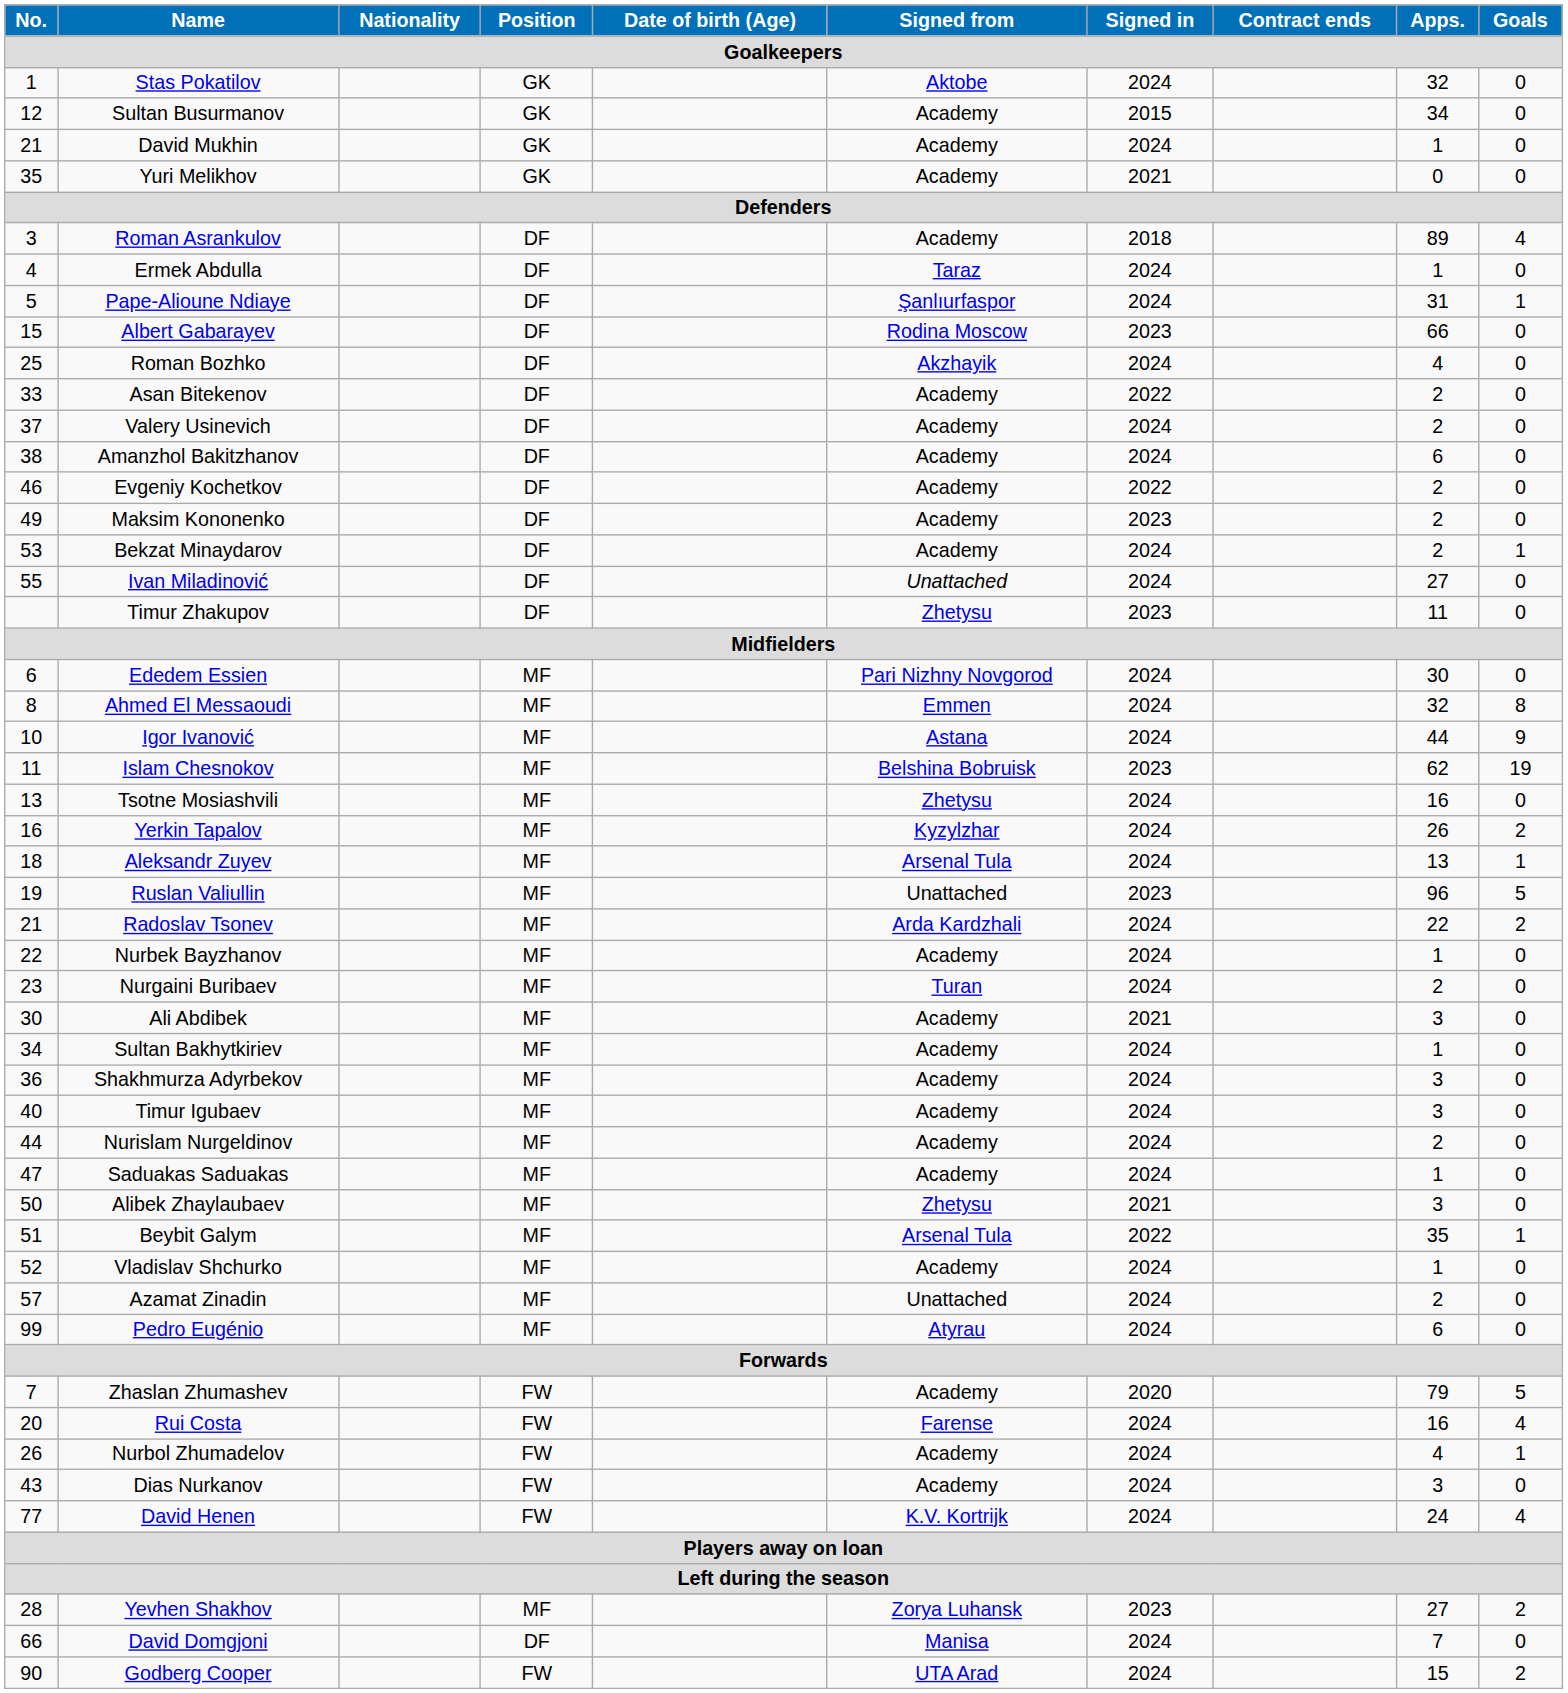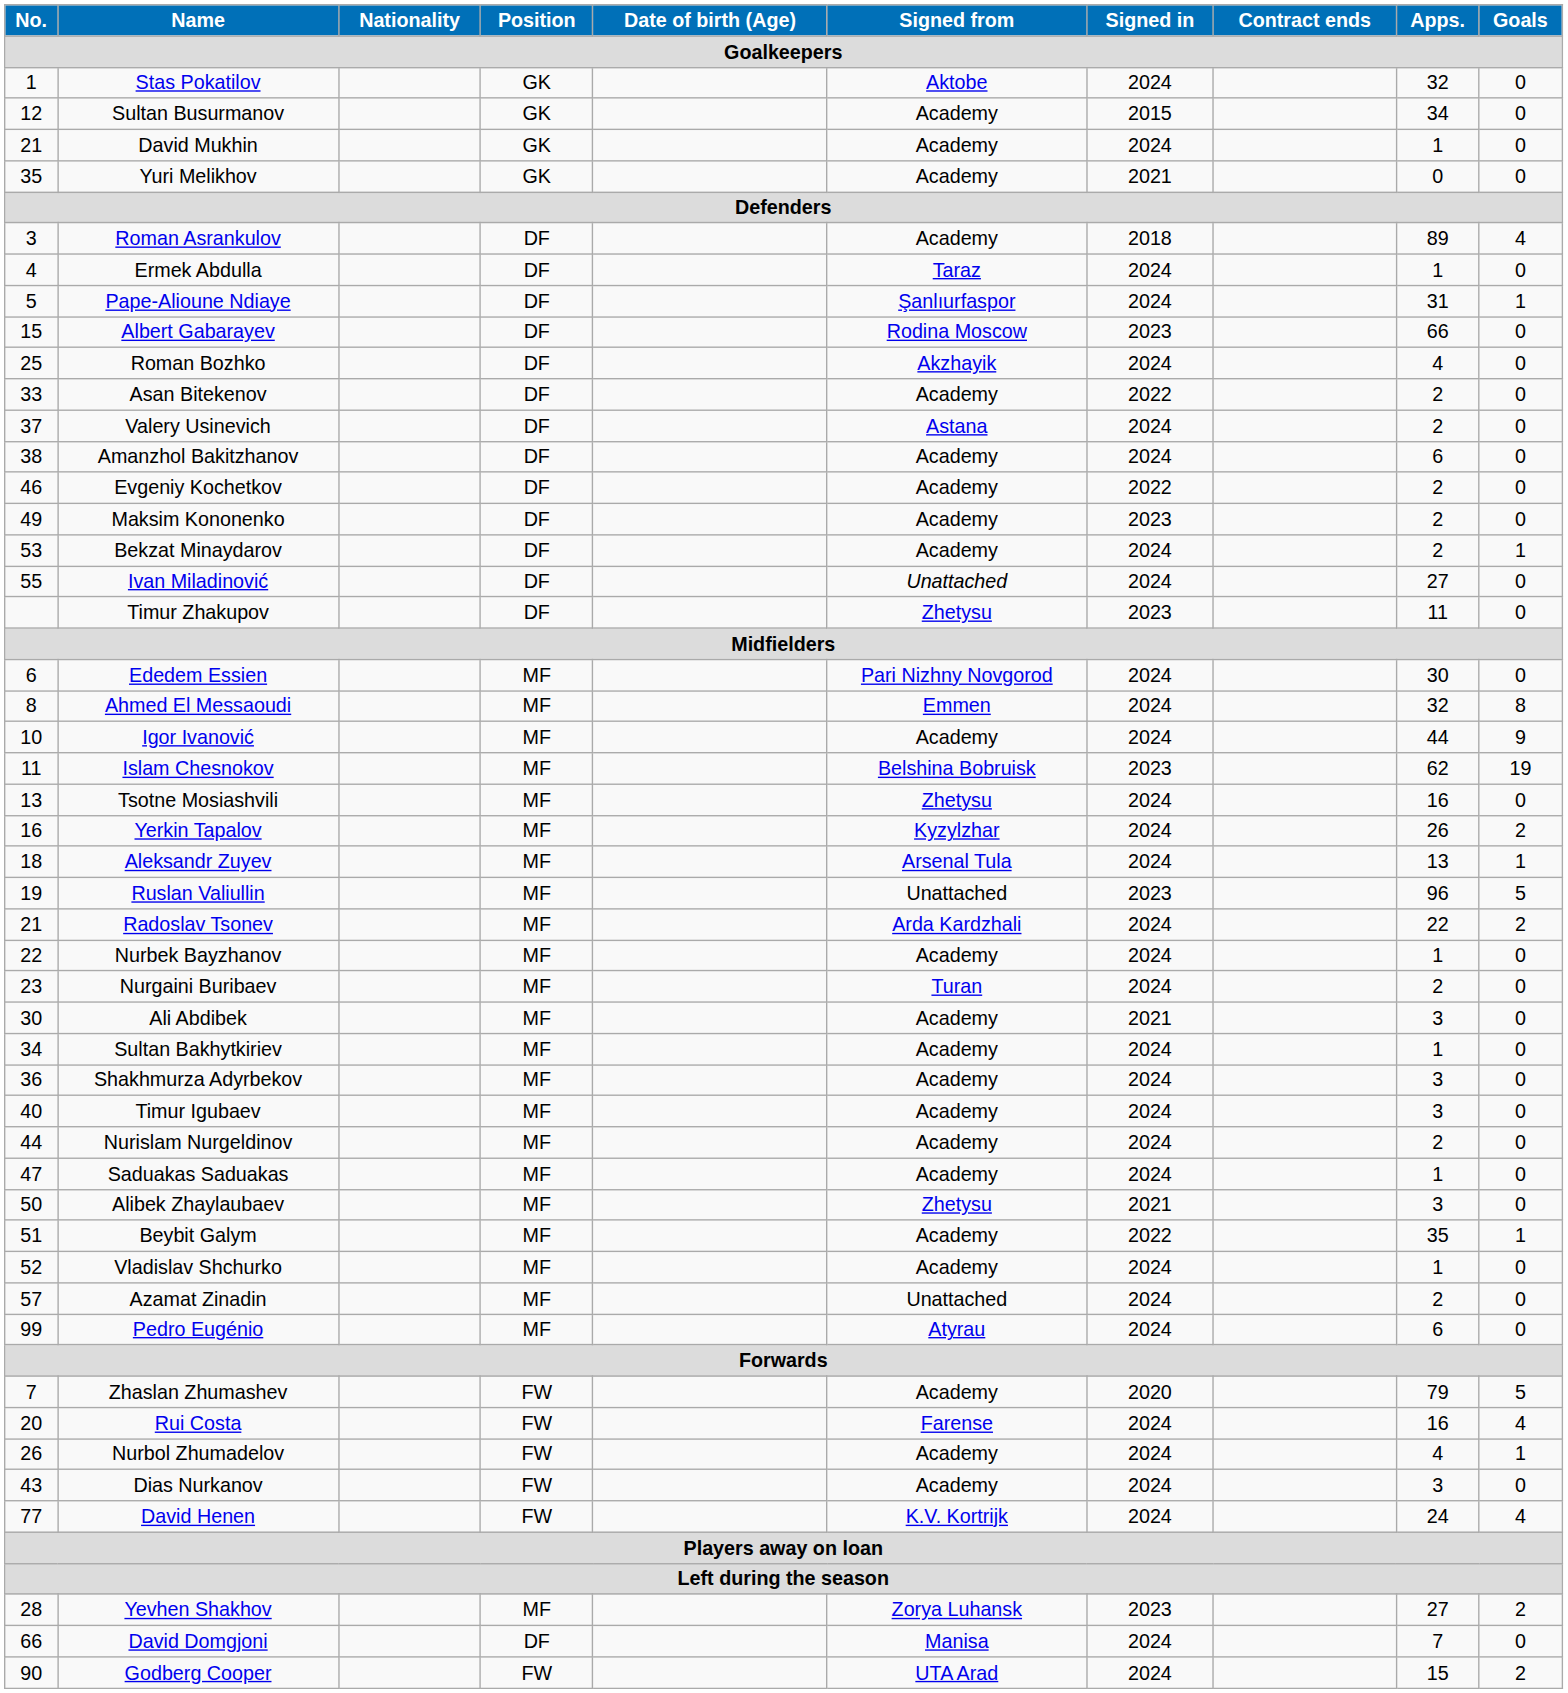(957, 426) Academy -> (957, 426) Astana
(957, 738) Astana -> (957, 738) Academy
(957, 1236) Arsenal Tula -> (957, 1236) Academy
